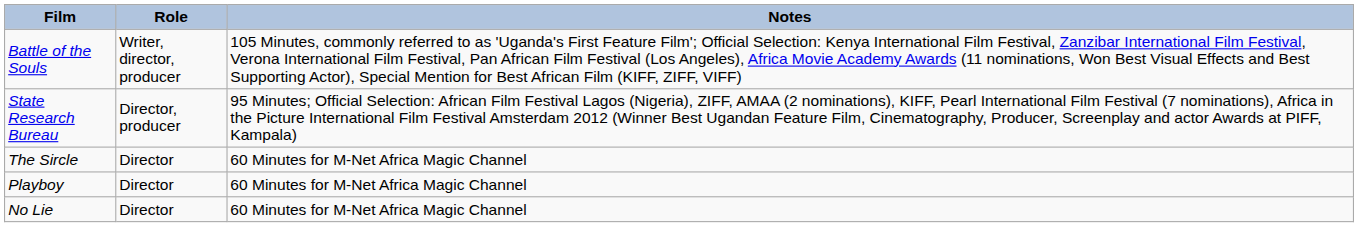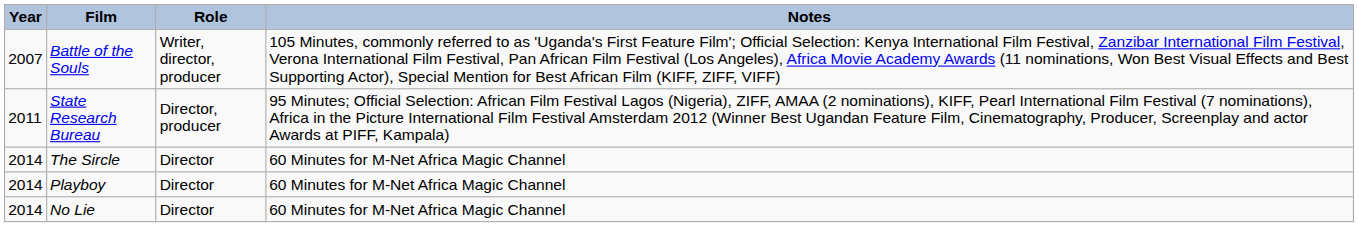+ column: (25, 17)
